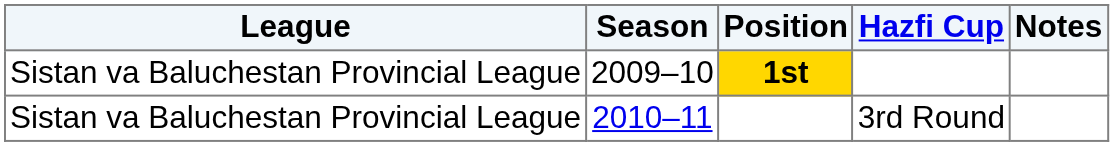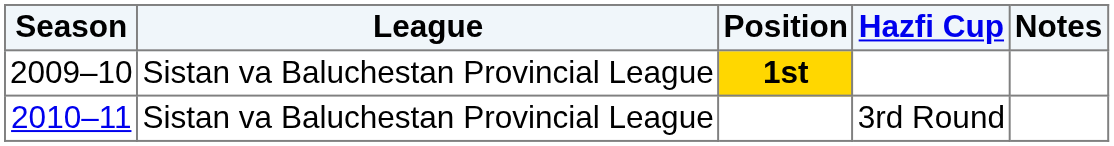columns swapped: (652, 27) <-> (296, 27)
